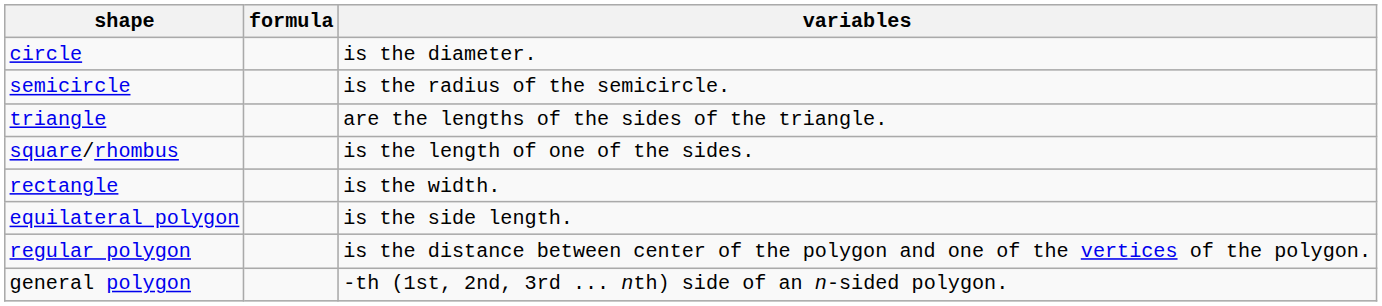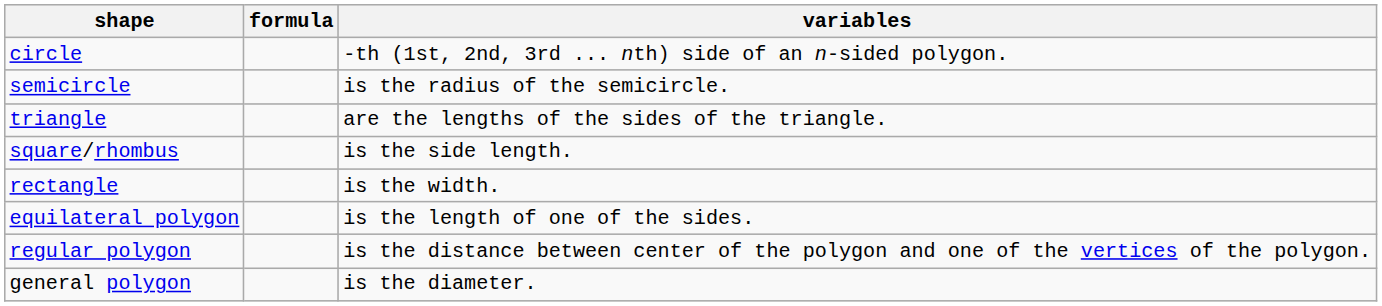(440, 54) is the diameter. -> (676, 54) -th (1st, 2nd, 3rd ... nth) side of an n-sided polygon.
(549, 153) is the length of one of the sides. -> (458, 153) is the side length.
(458, 218) is the side length. -> (549, 218) is the length of one of the sides.
(676, 284) -th (1st, 2nd, 3rd ... nth) side of an n-sided polygon. -> (440, 284) is the diameter.
